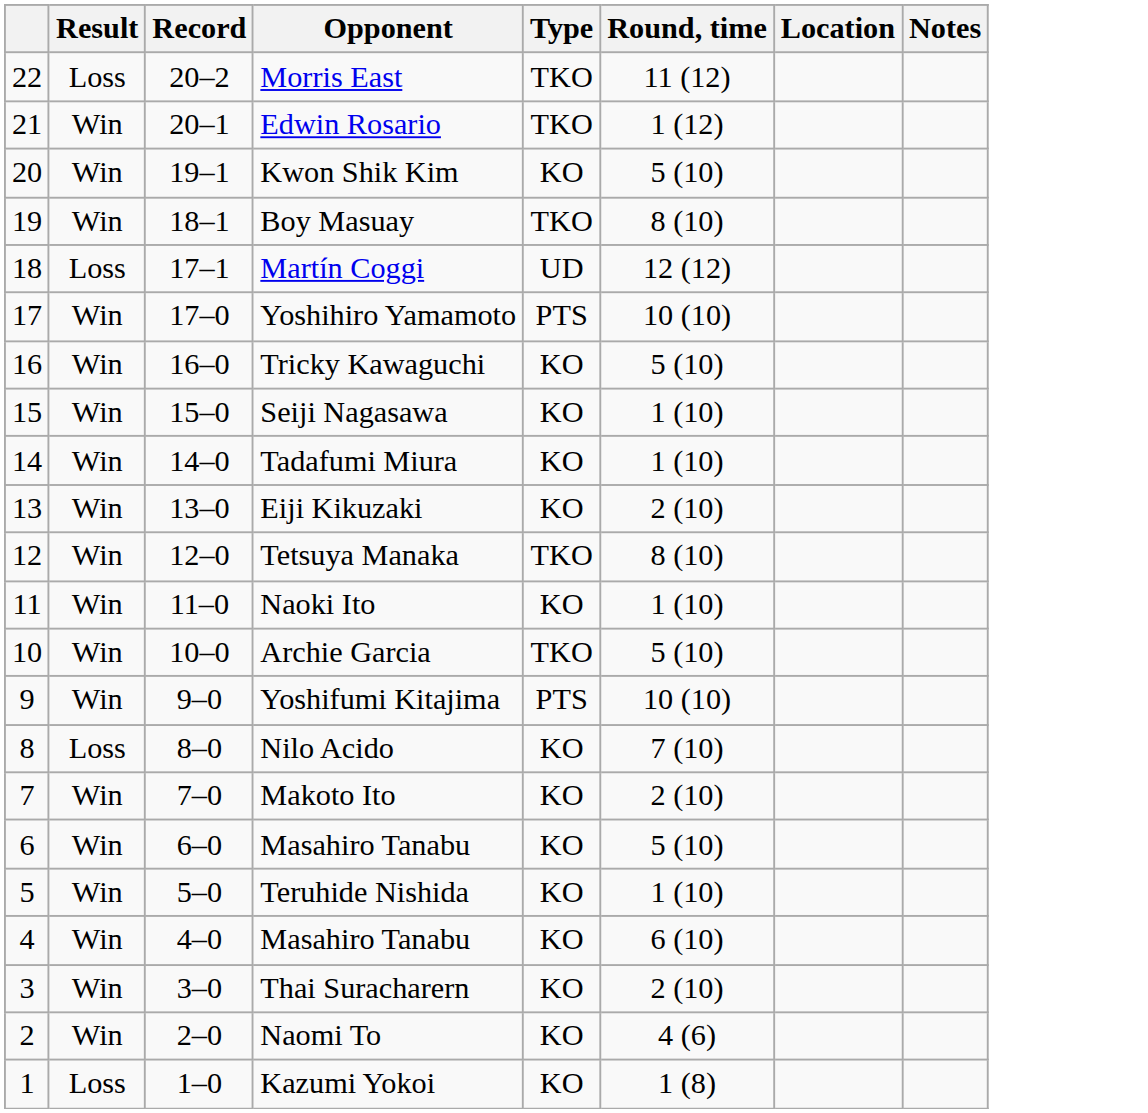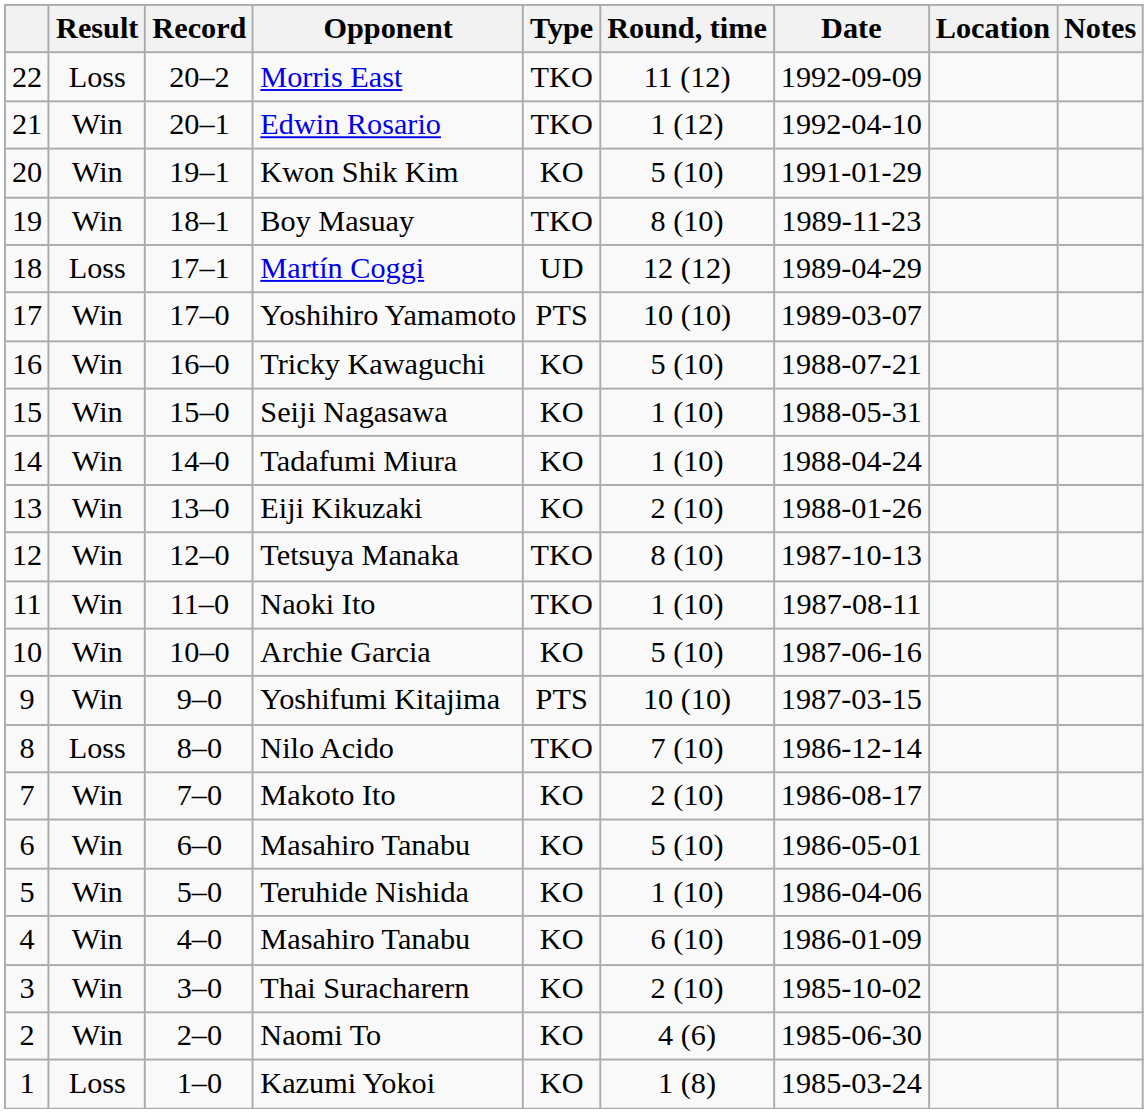+ column: (851, 28)
(562, 603) KO -> (562, 603) TKO
(562, 651) TKO -> (562, 651) KO
(562, 747) KO -> (562, 747) TKO
